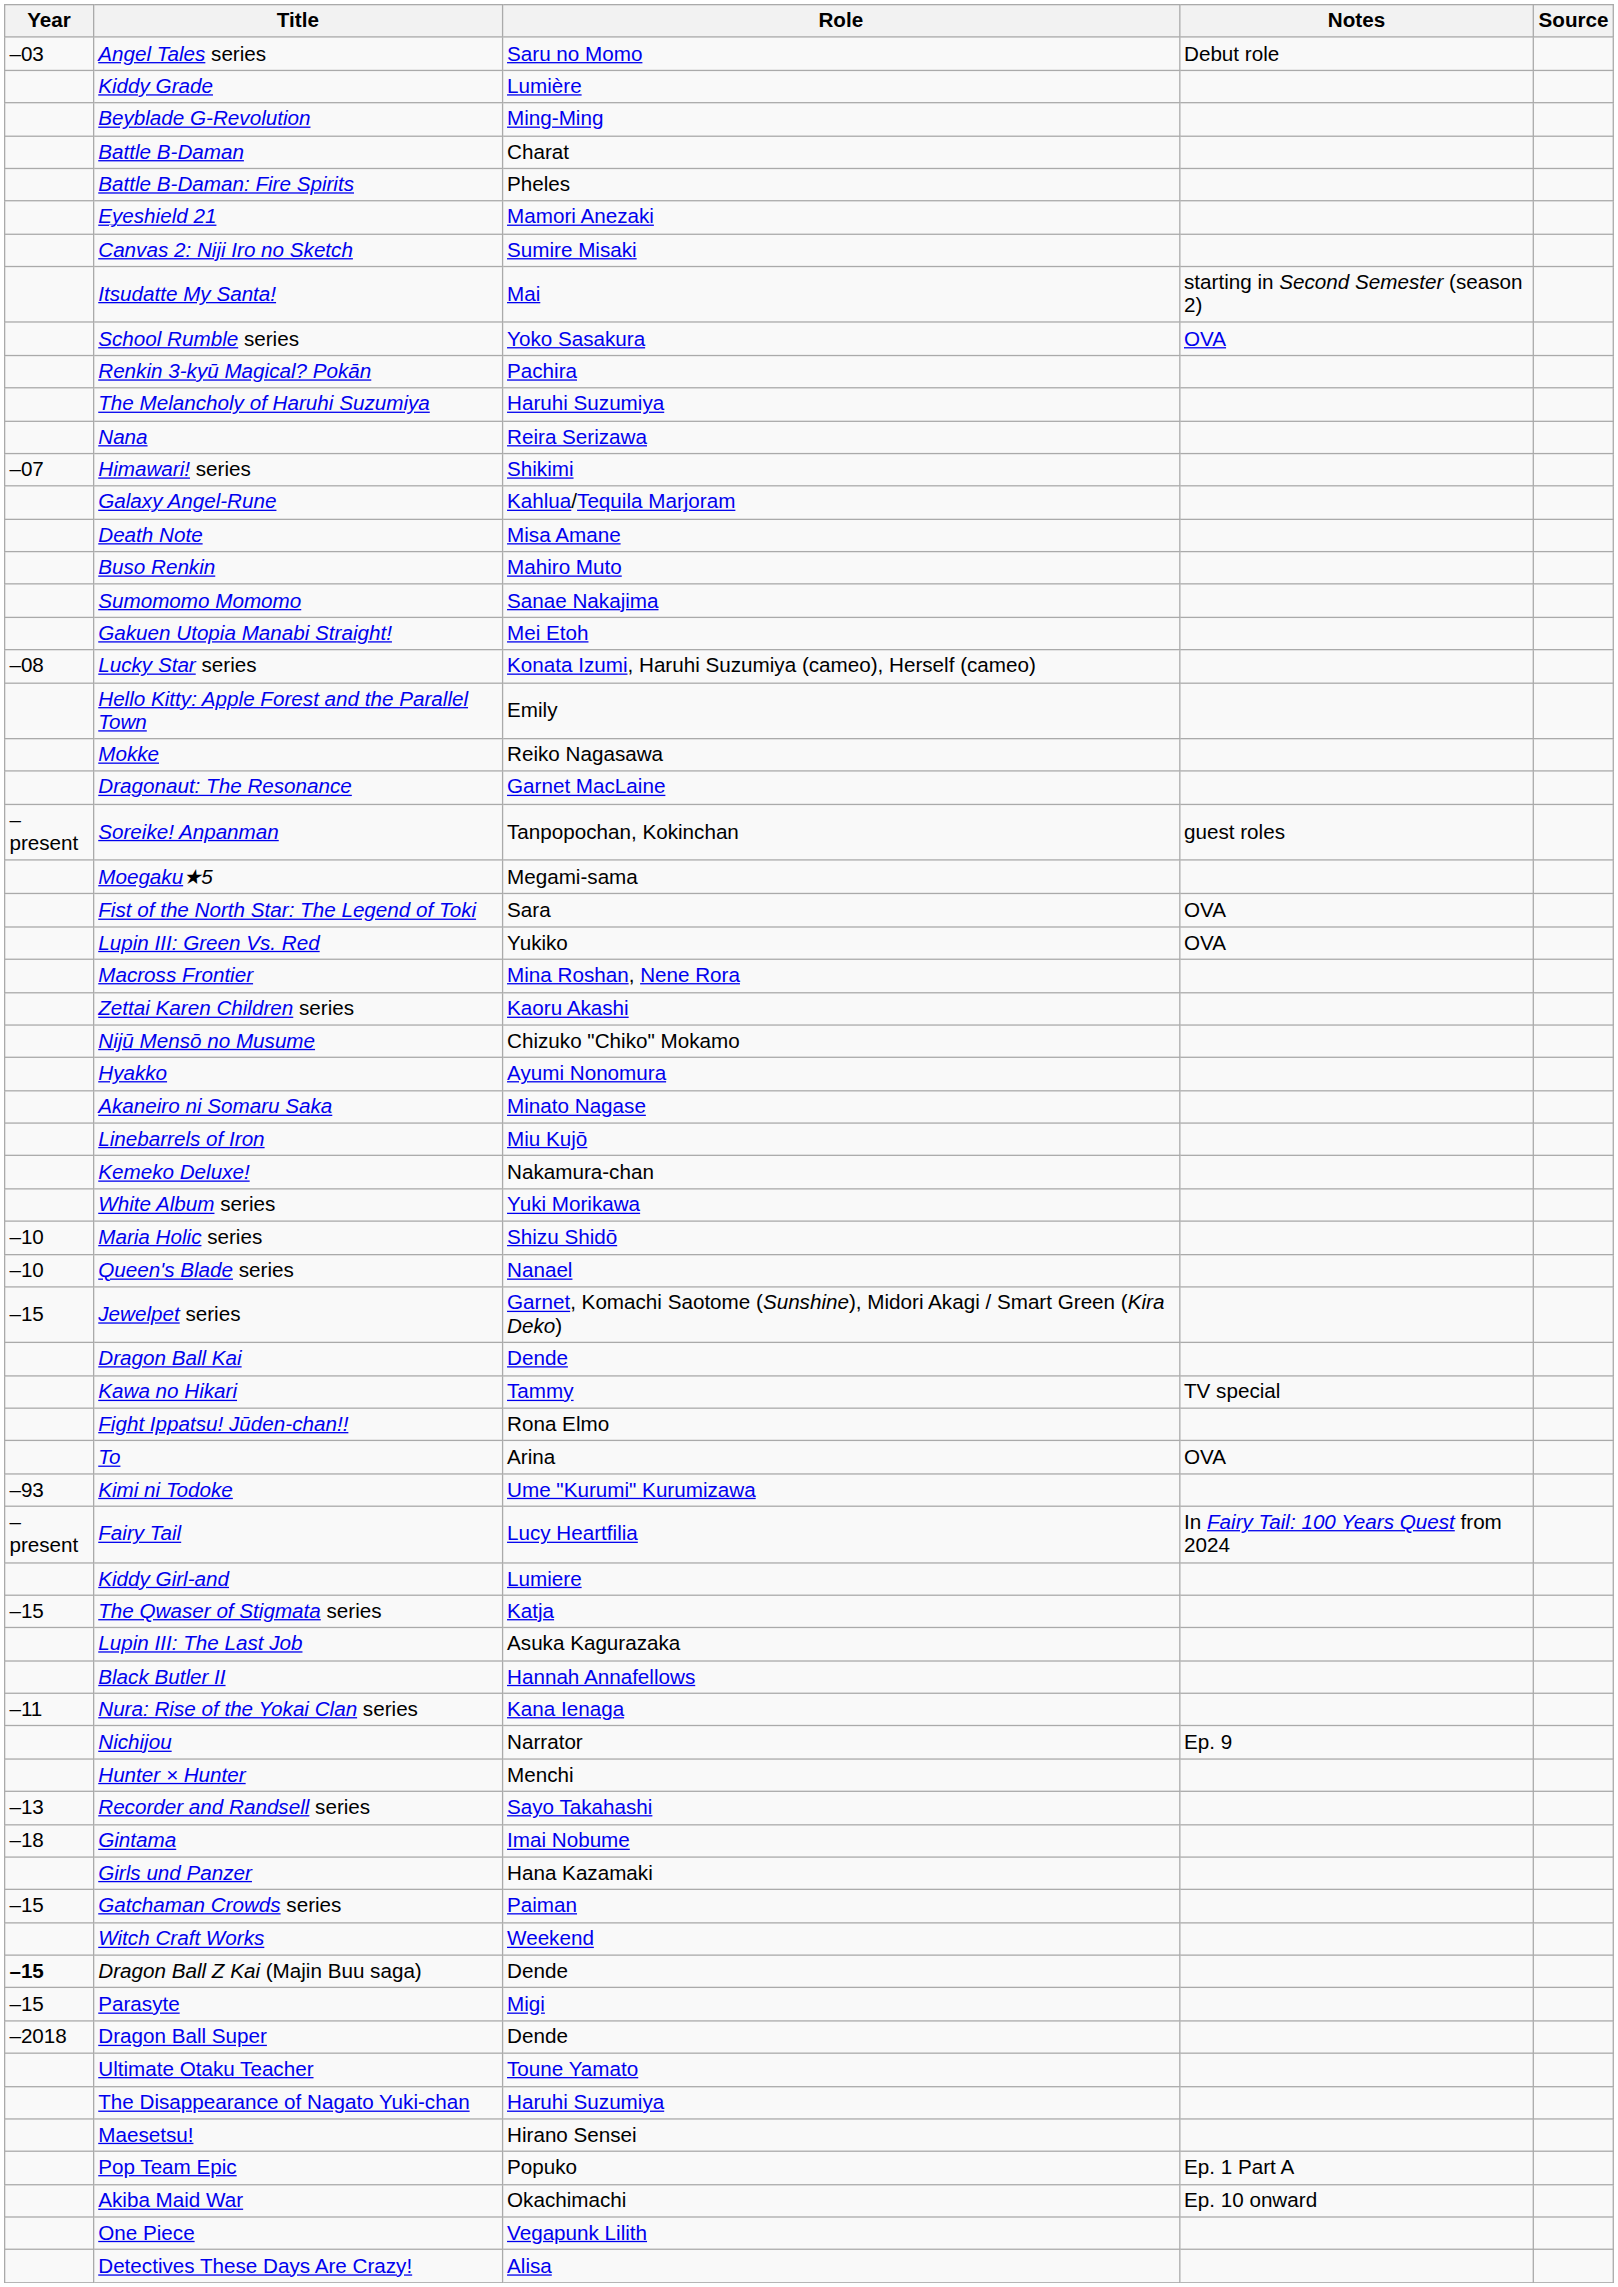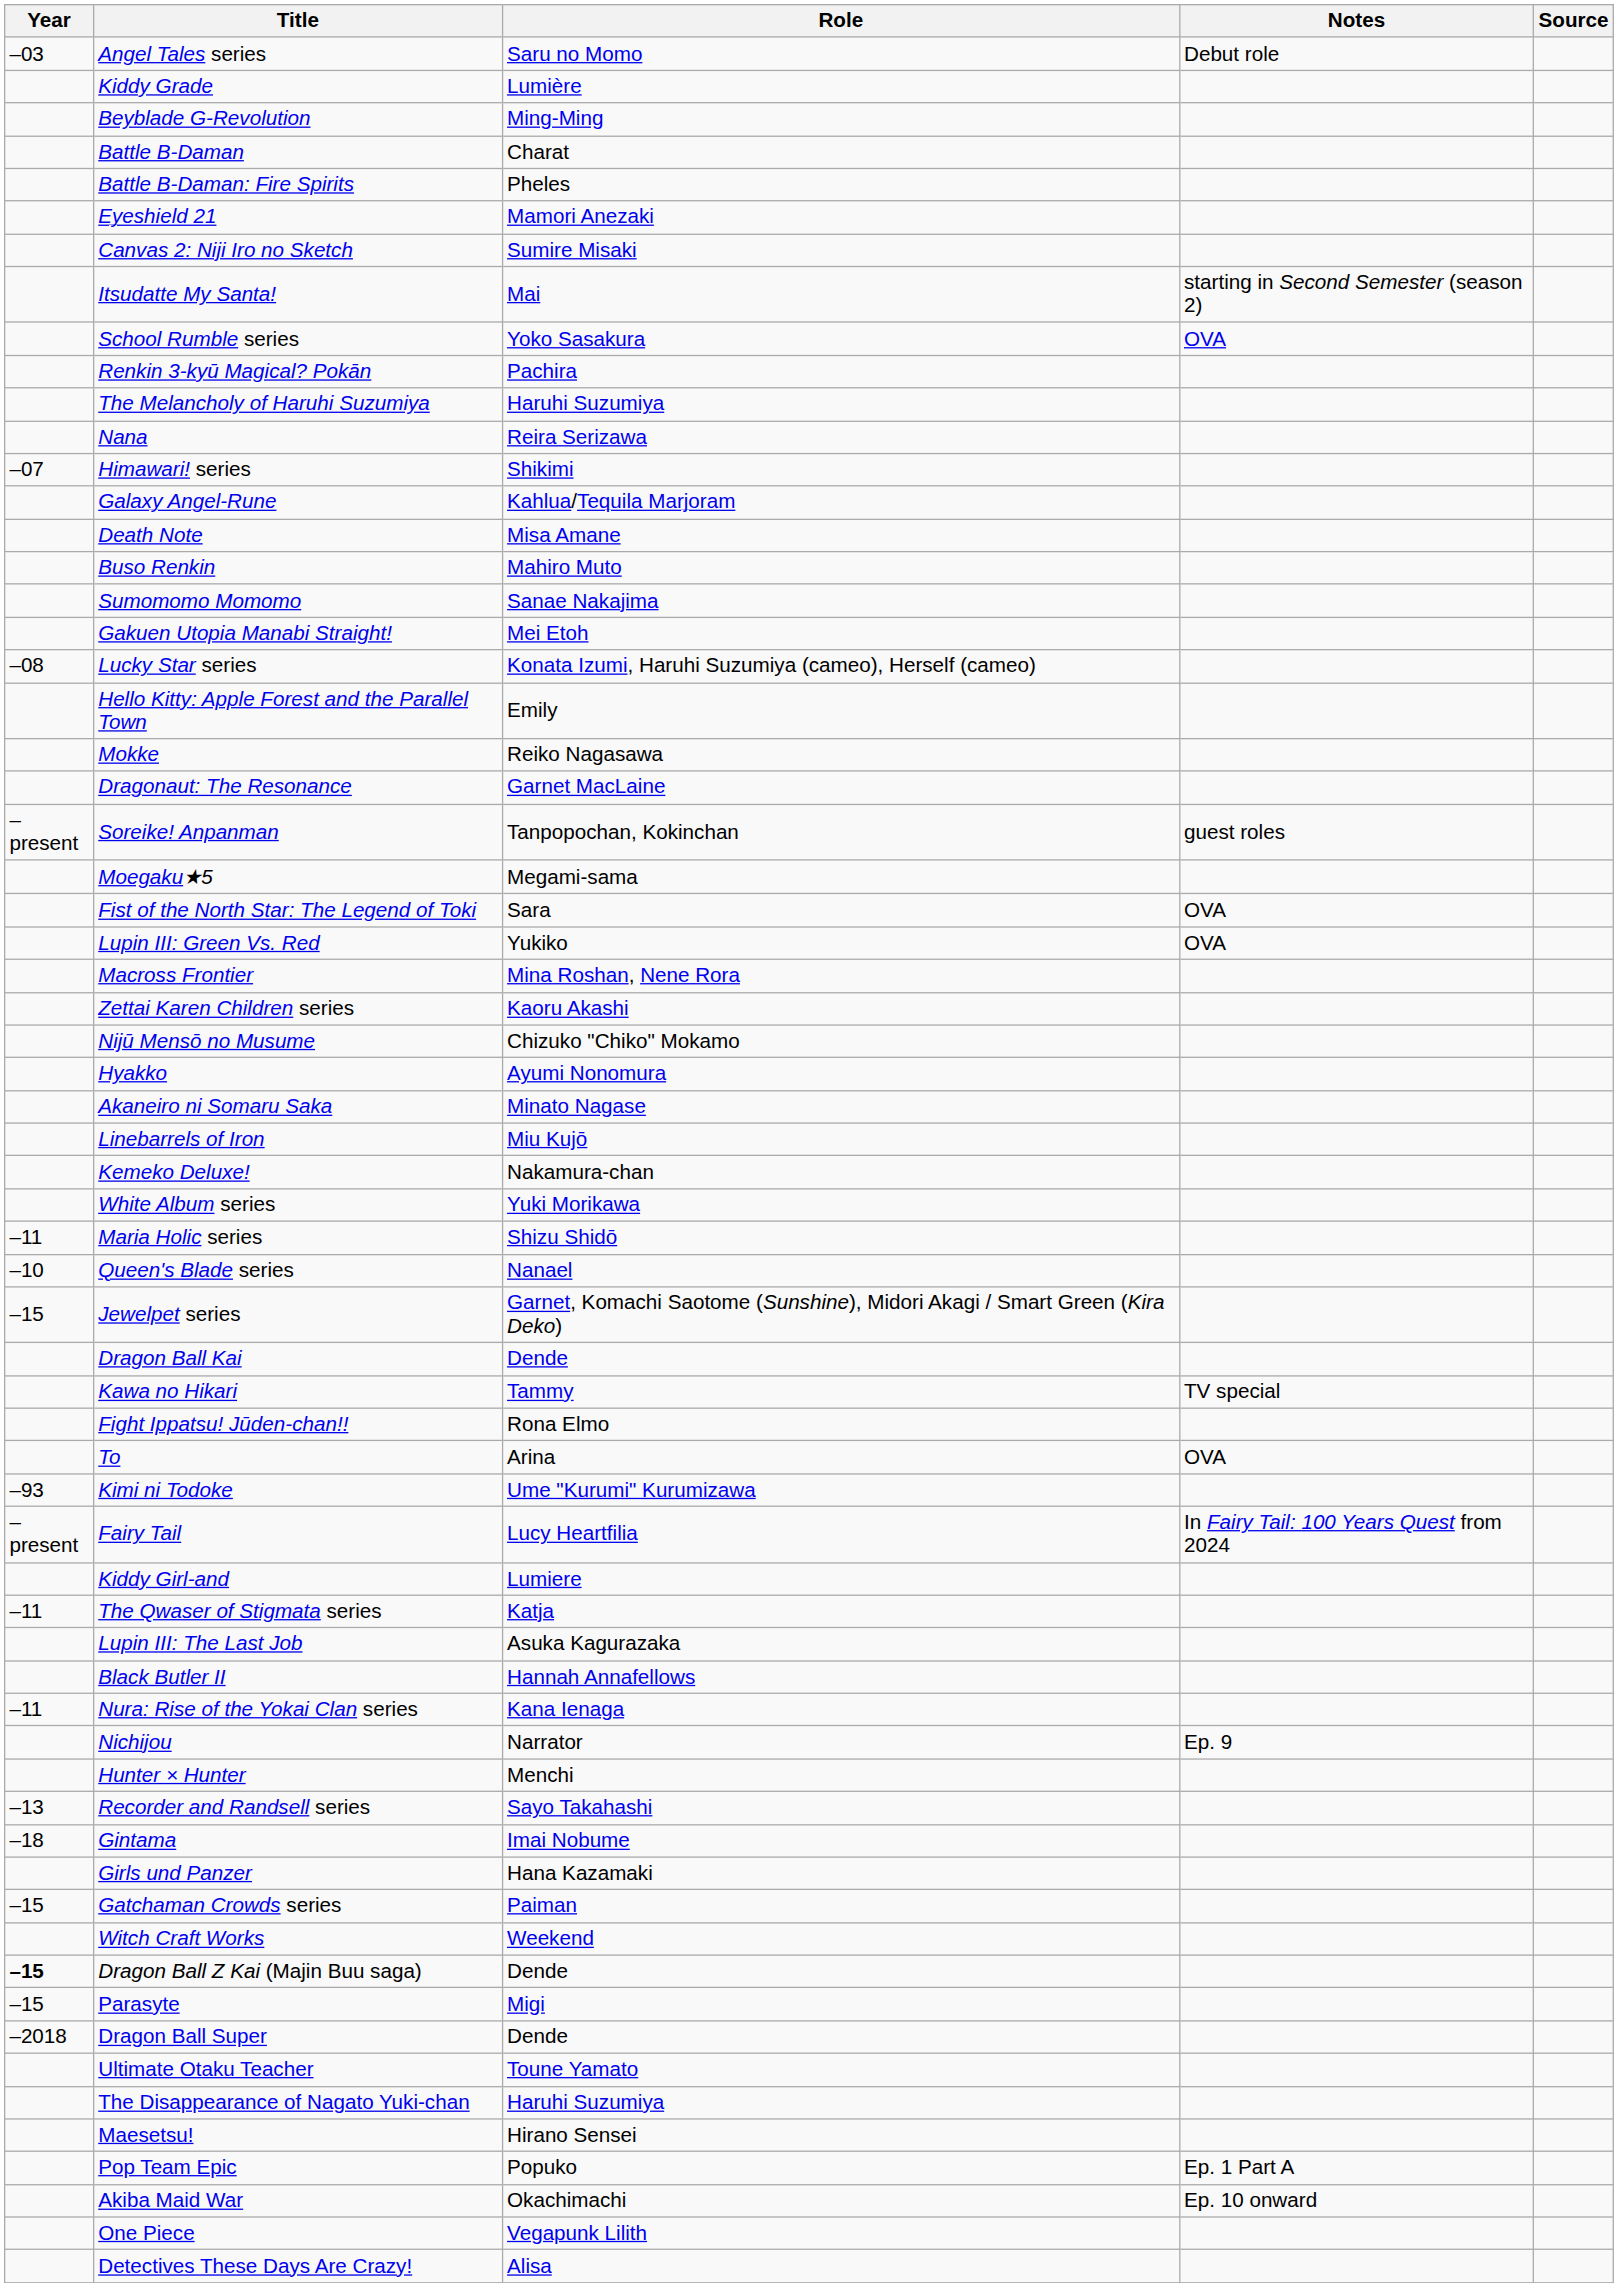(27, 1237) –10 -> (26, 1237) –11
(27, 1611) –15 -> (26, 1611) –11
